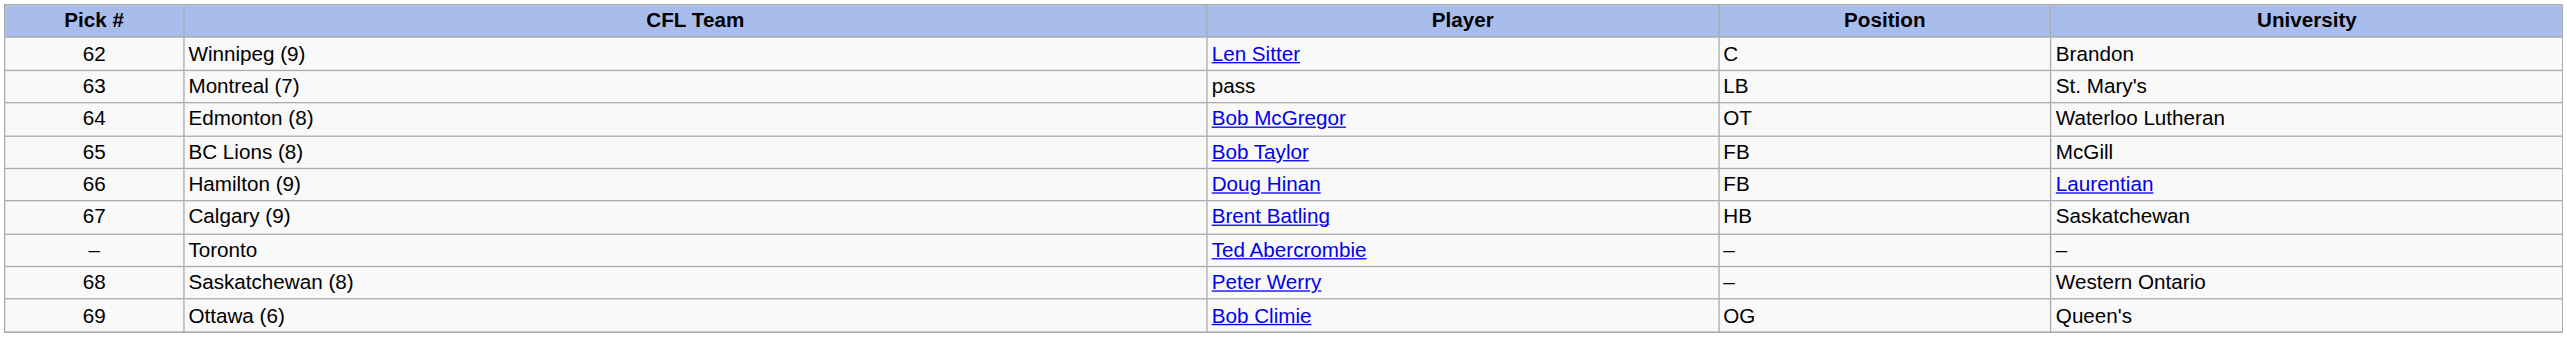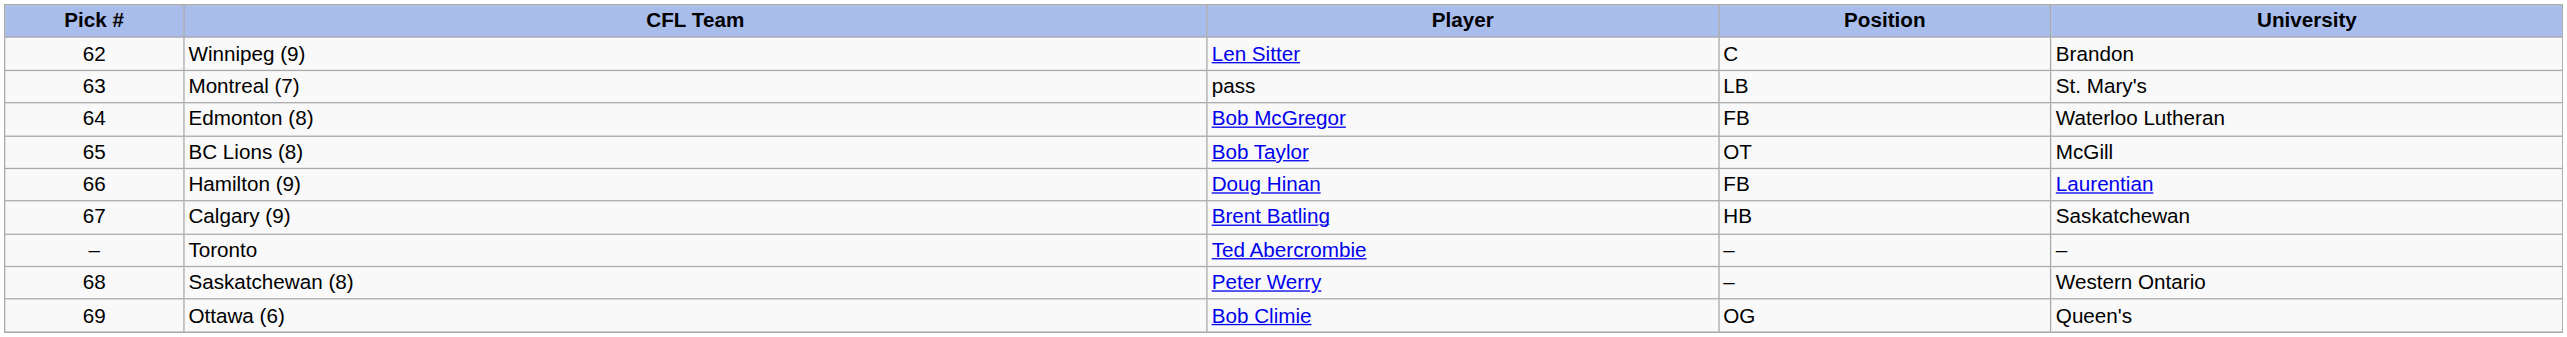(1738, 119) OT -> (1736, 119) FB
(1736, 151) FB -> (1738, 151) OT
